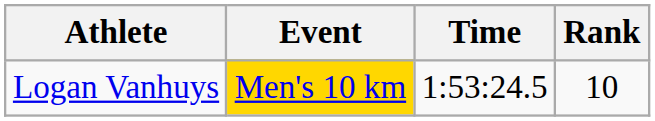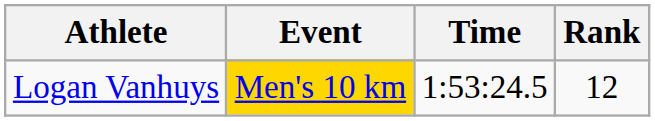(602, 86) 10 -> (602, 86) 12
